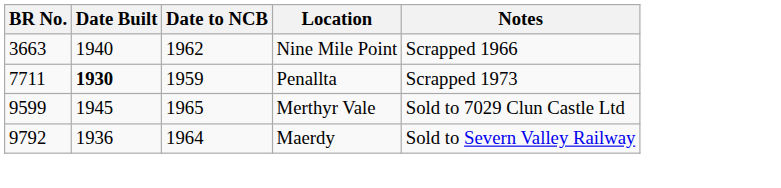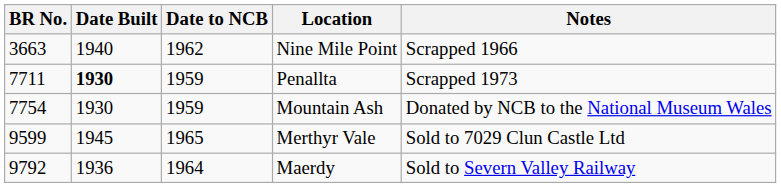+ row: (330, 108)
